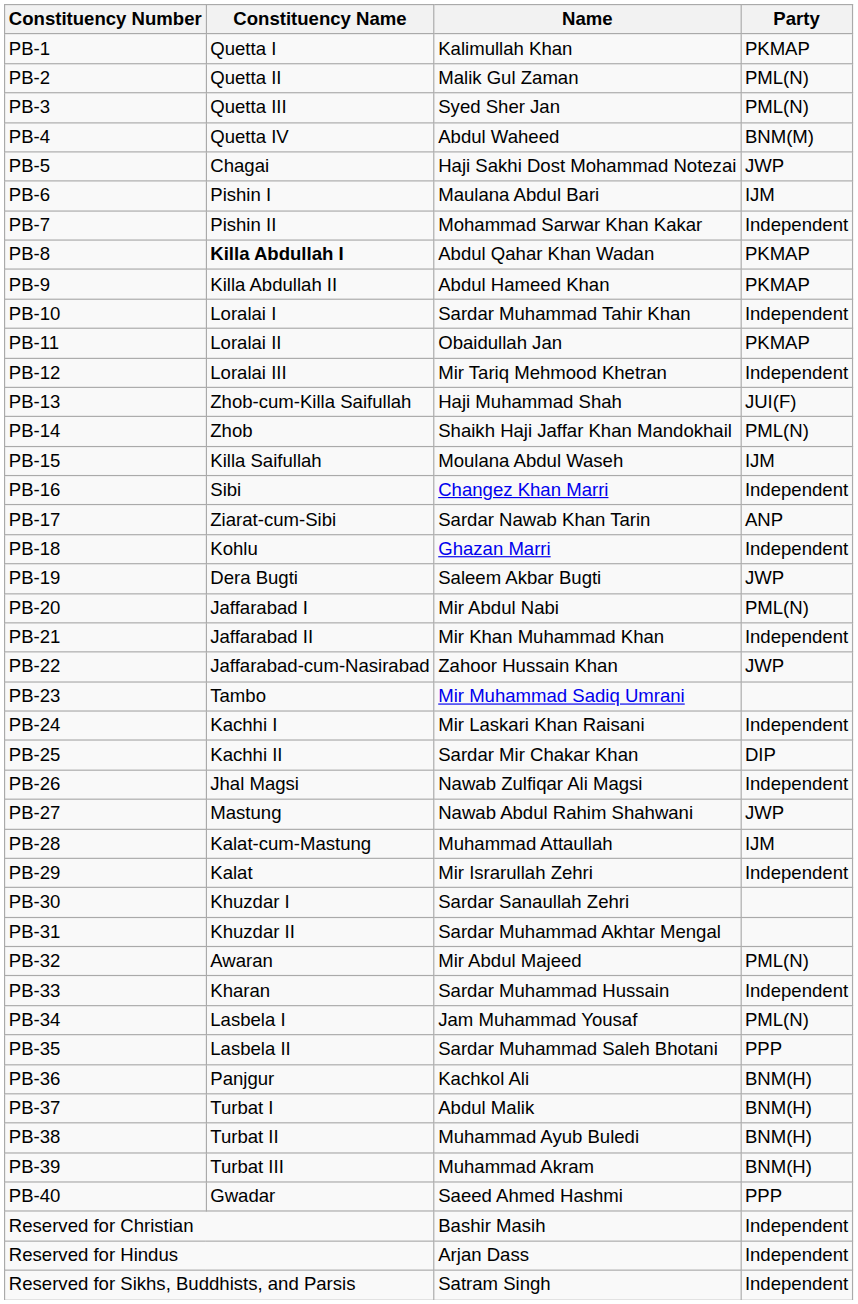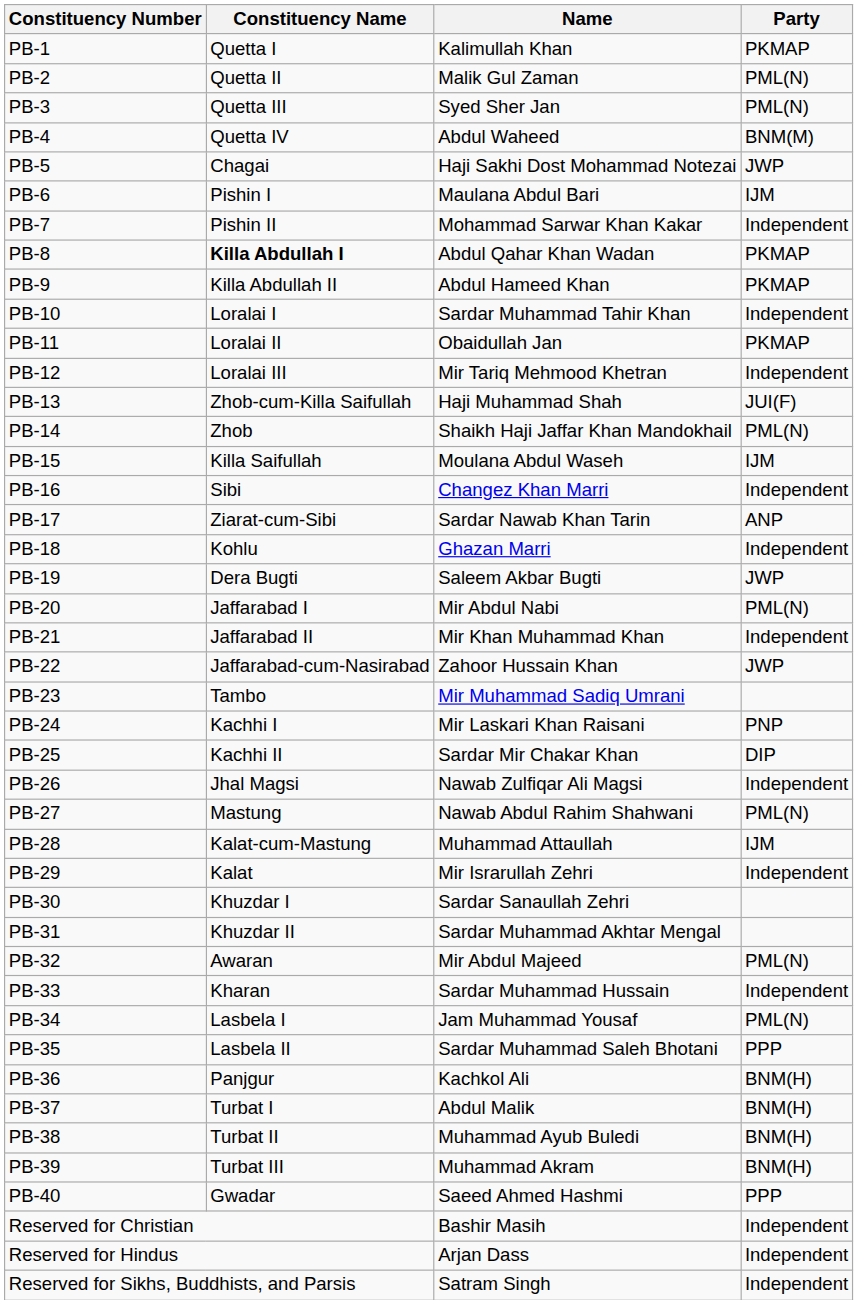(797, 725) Independent -> (764, 725) PNP
(764, 813) JWP -> (777, 813) PML(N)
